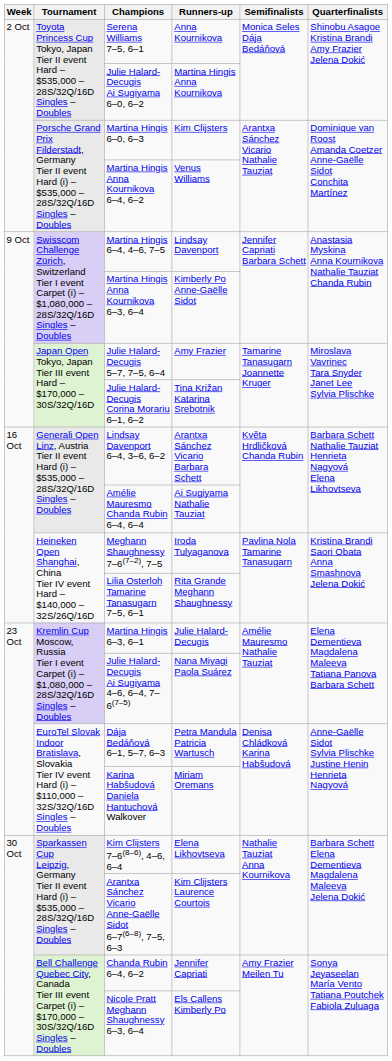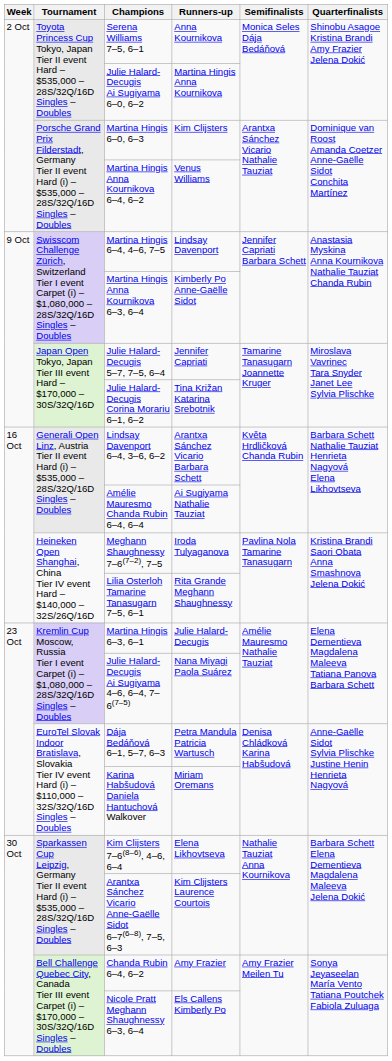(200, 351) Amy Frazier -> (191, 357) Jennifer Capriati
(191, 968) Jennifer Capriati -> (200, 963) Amy Frazier
